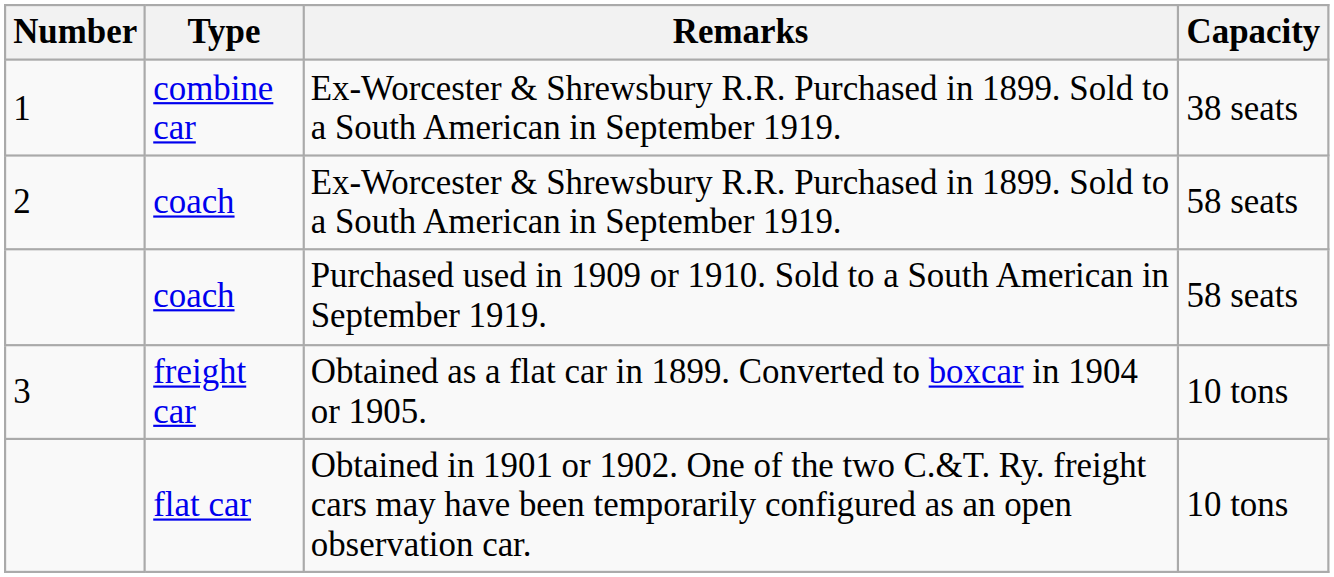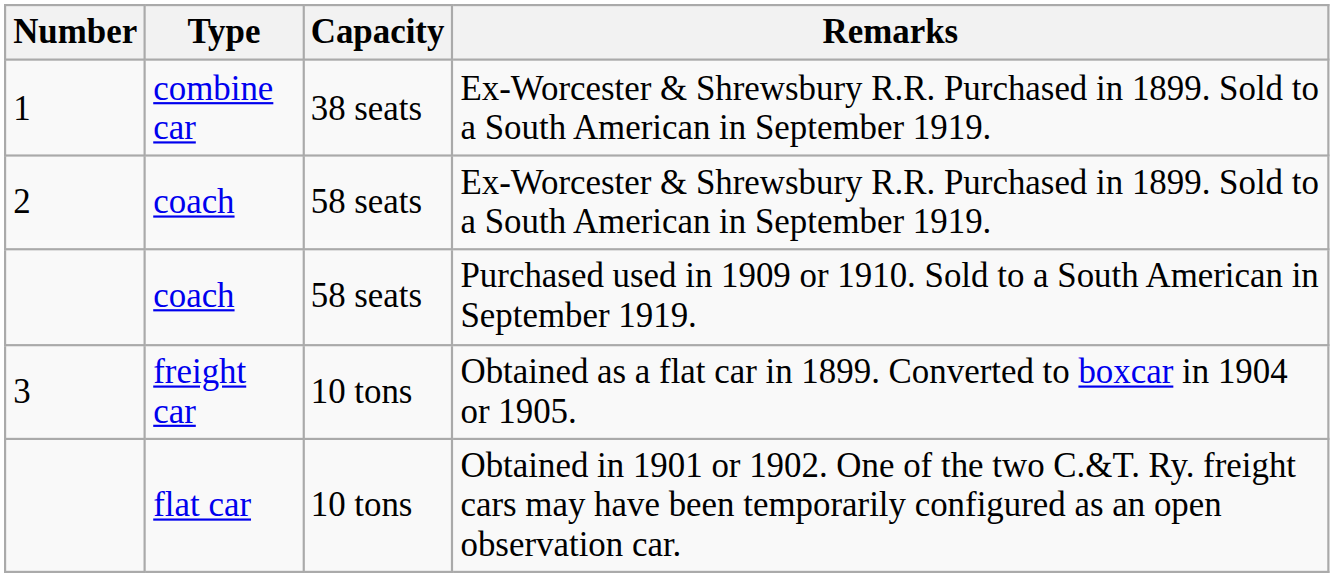columns swapped: (1253, 32) <-> (741, 32)
